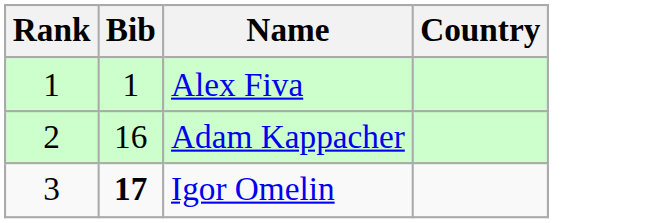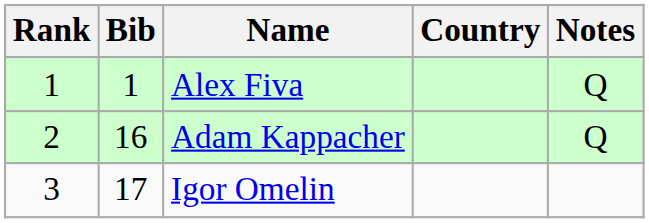+ column: (595, 30)
(131, 189) bold -> (131, 189) normal
